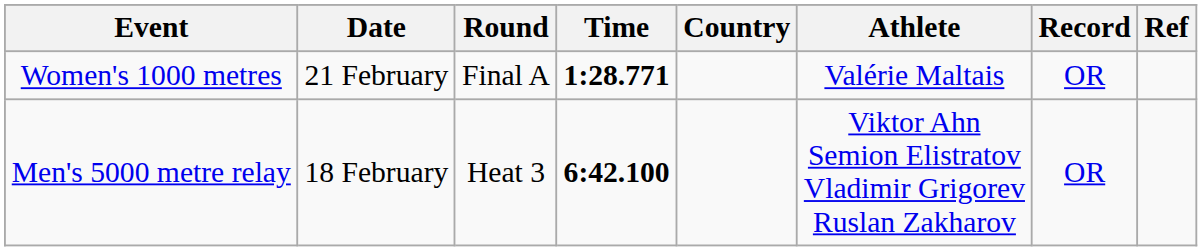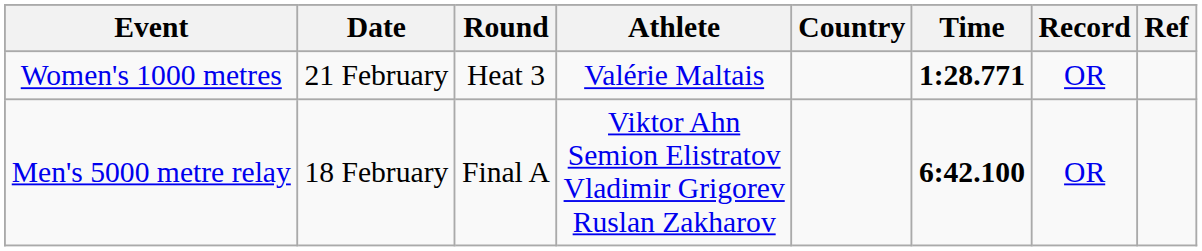columns swapped: (914, 27) <-> (617, 27)
(506, 74) Final A -> (506, 74) Heat 3
(506, 171) Heat 3 -> (506, 171) Final A
